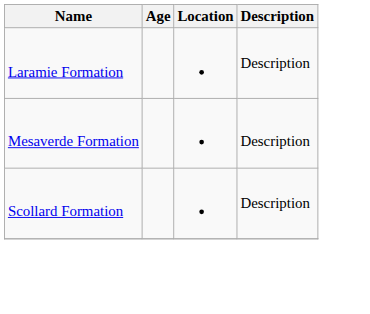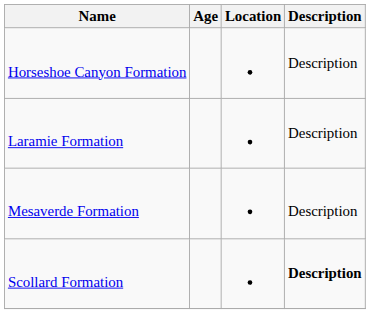+ row: (97, 71)
(275, 203) normal -> (325, 273) bold
